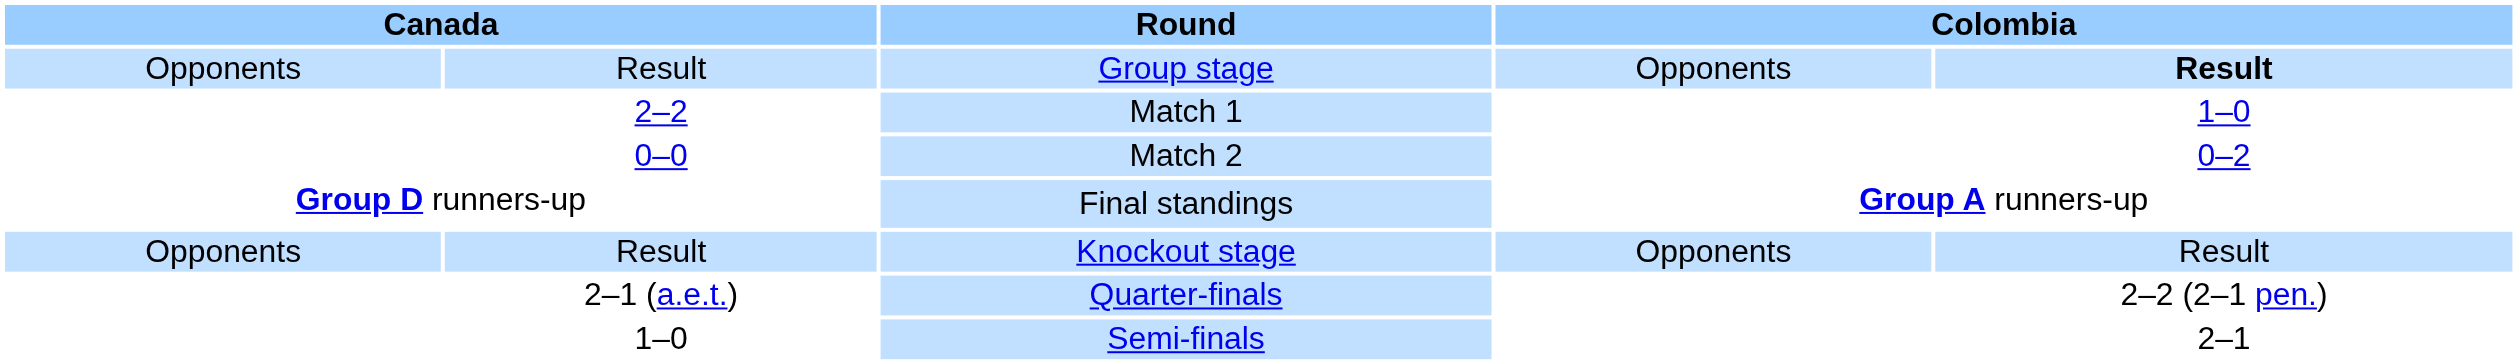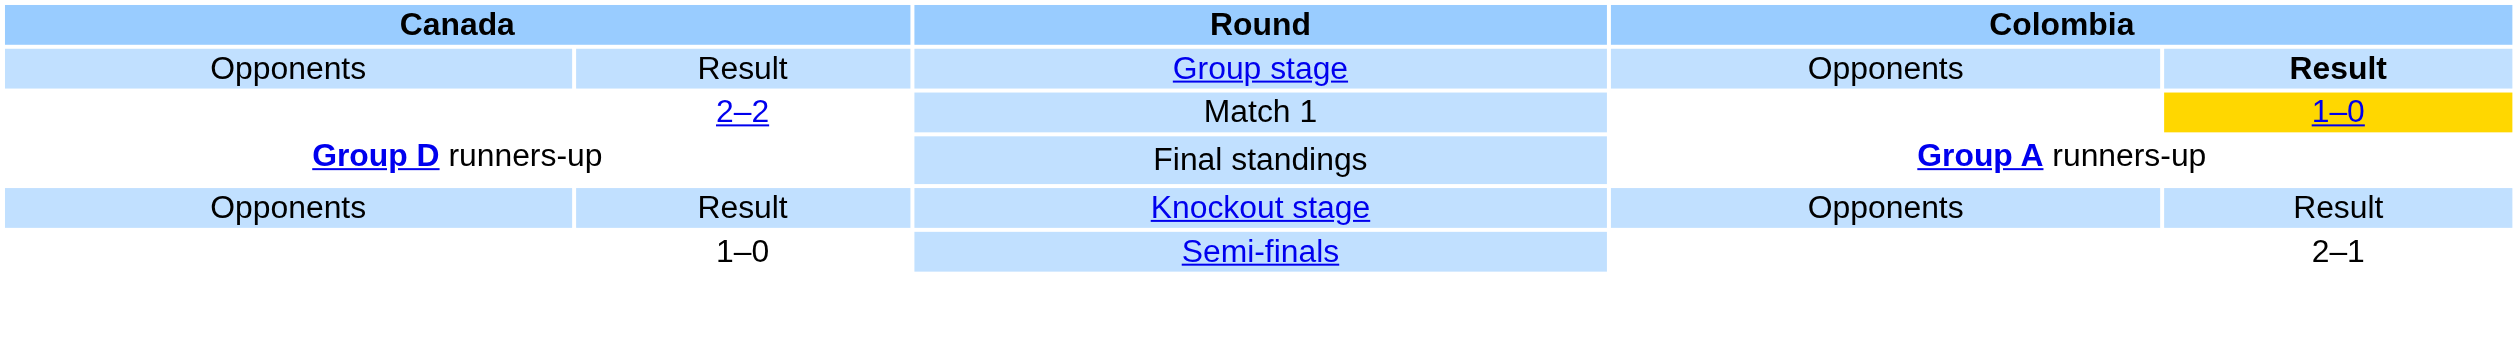(2224, 111) no background -> (2338, 111) gold background
- row: (661, 155)
- row: (661, 295)
